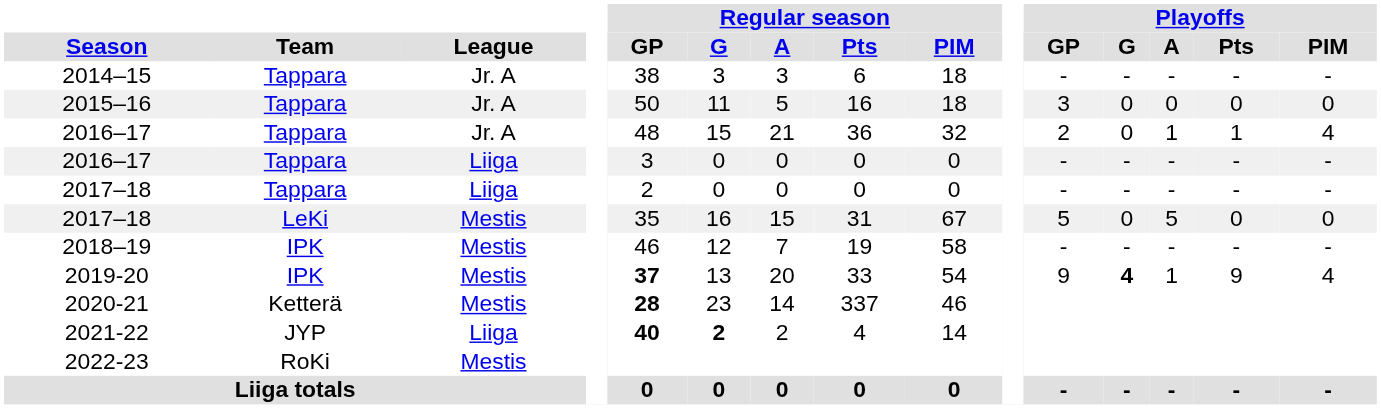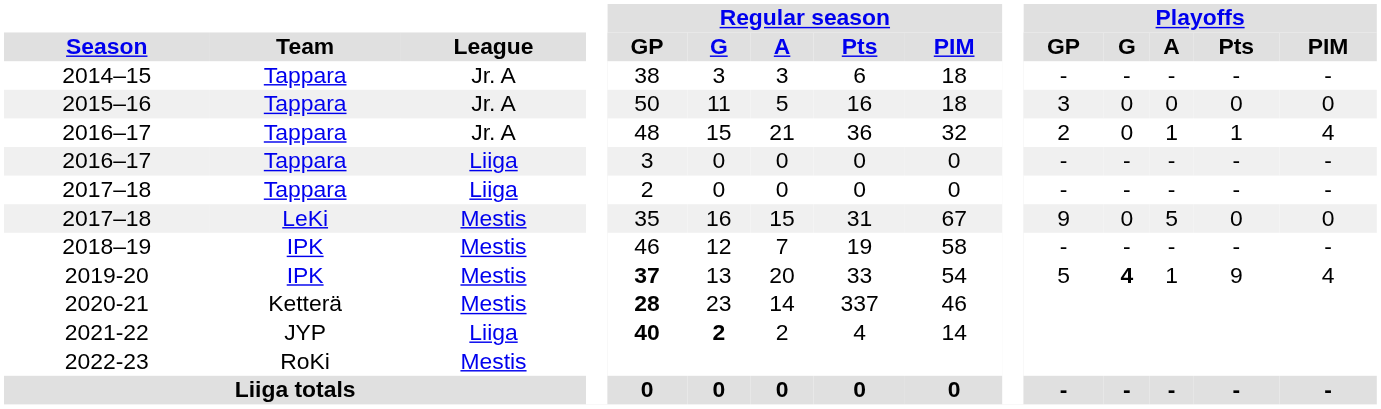(1064, 218) 5 -> (1064, 218) 9
(1064, 275) 9 -> (1064, 275) 5
